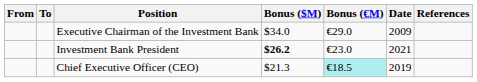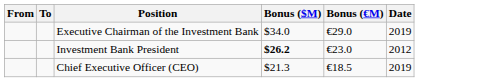- column: (443, 13)
(400, 31) 2009 -> (400, 31) 2019
(400, 49) 2021 -> (400, 49) 2012
(339, 67) paleturquoise background -> (339, 67) no background
